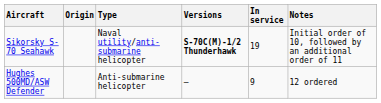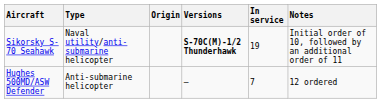columns swapped: (80, 15) <-> (107, 15)
(252, 82) 9 -> (252, 82) 7
